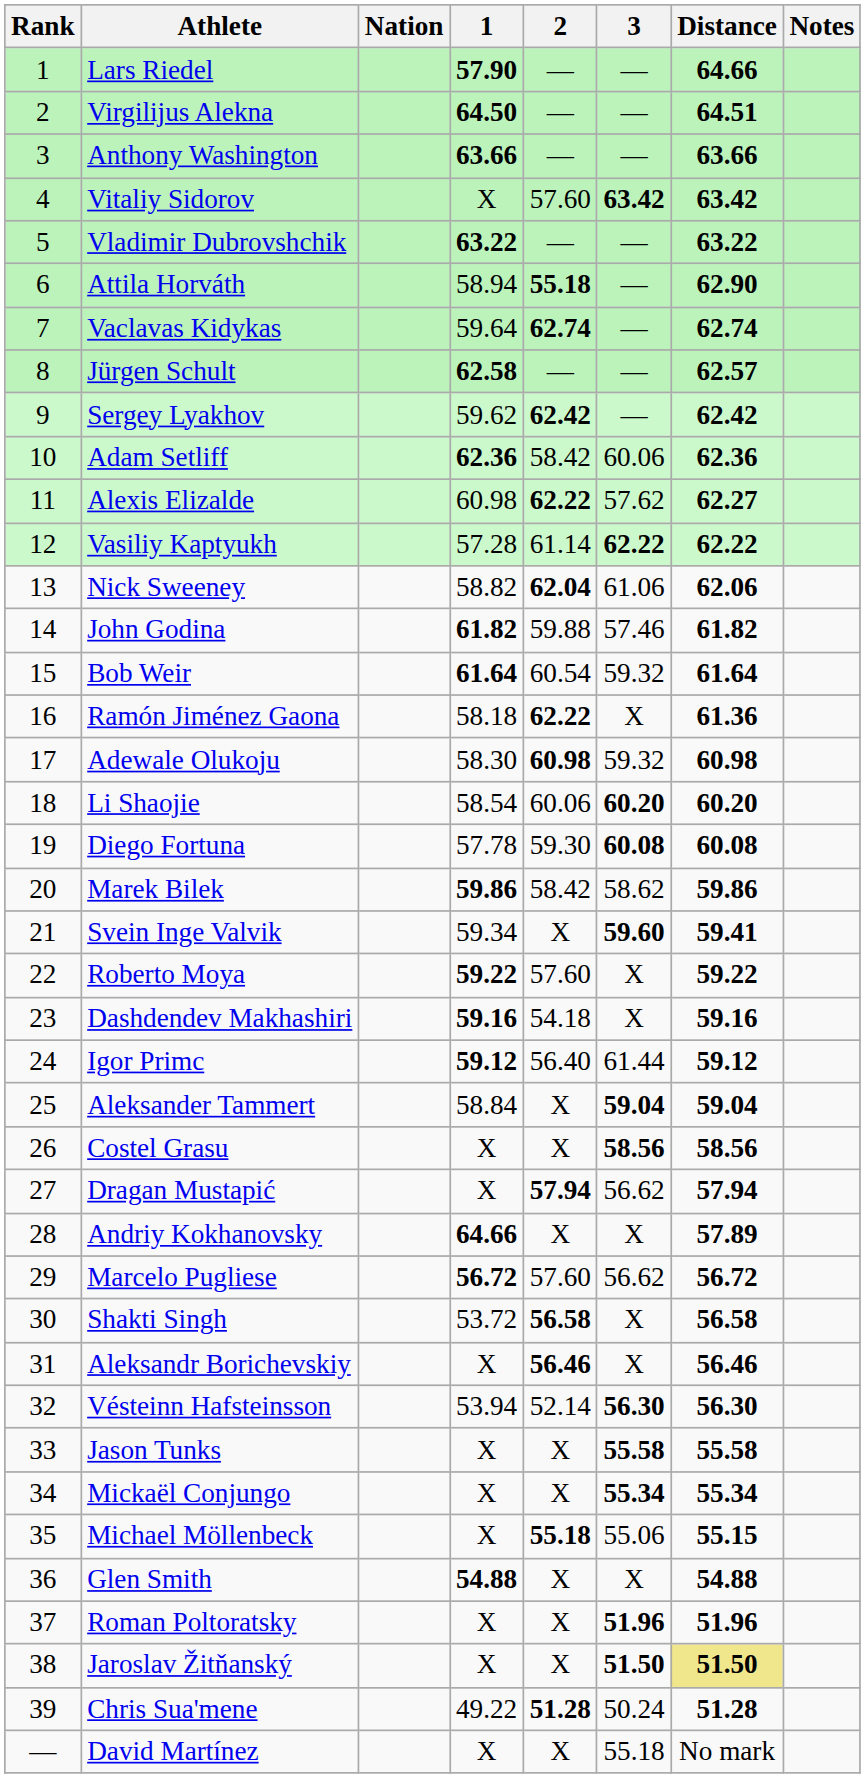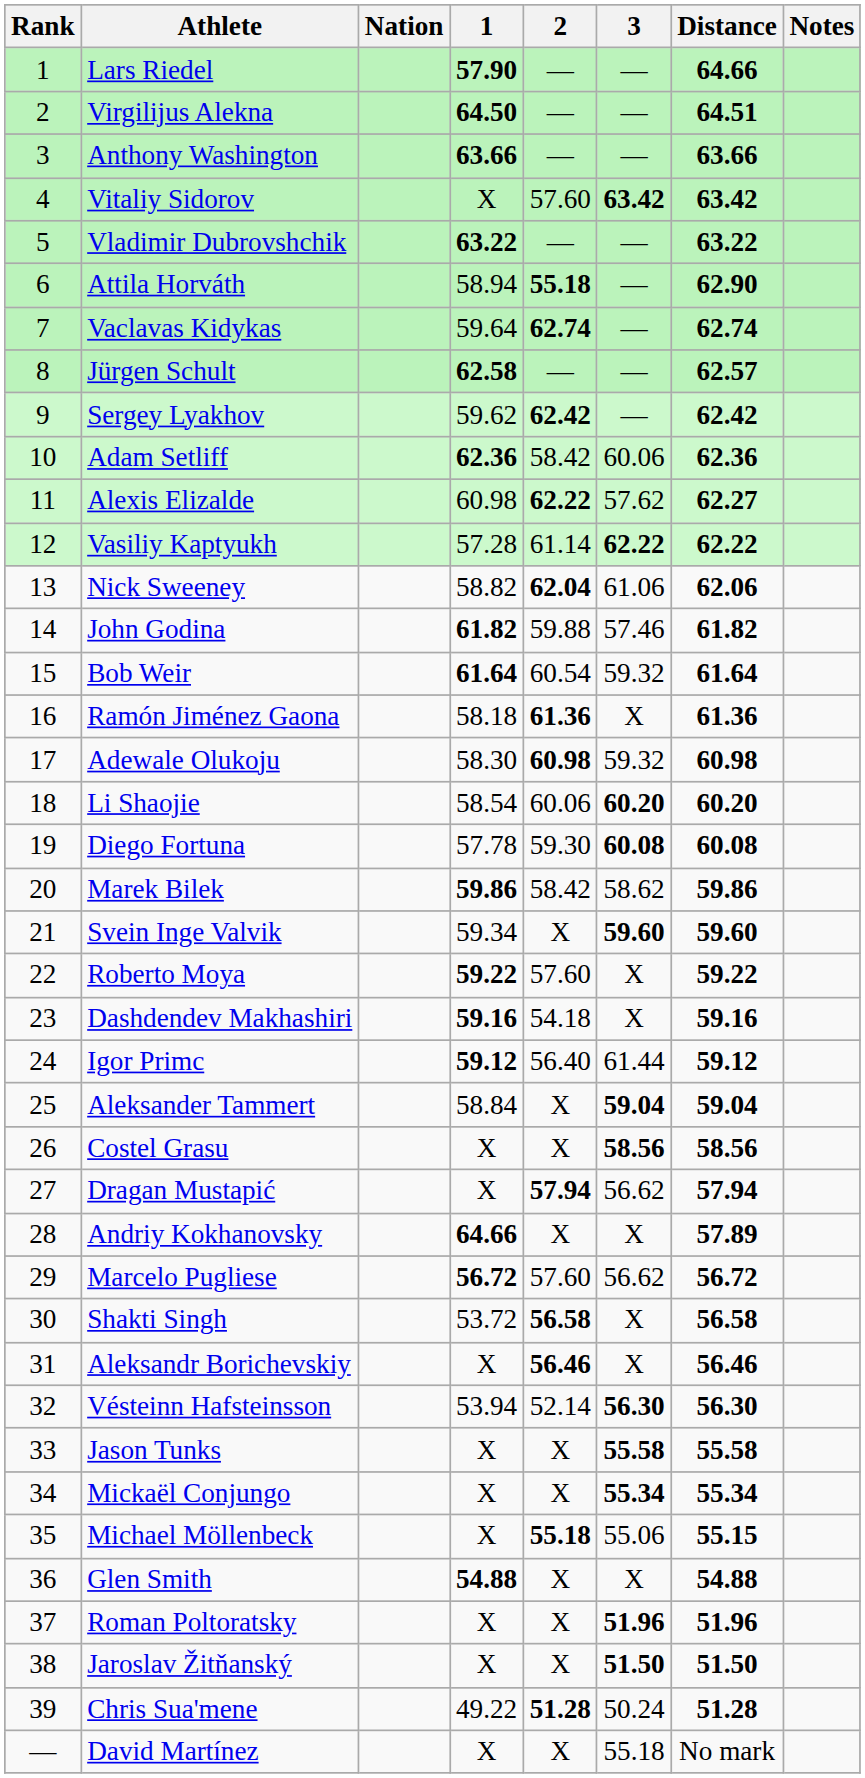(560, 716) 62.22 -> (560, 716) 61.36
(727, 931) 59.41 -> (727, 931) 59.60
(727, 1665) khaki background -> (727, 1665) no background
